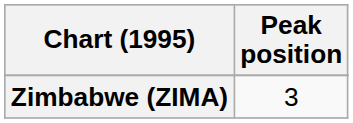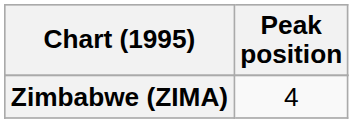(291, 96) 3 -> (291, 96) 4
